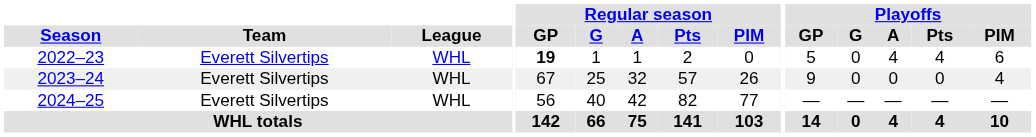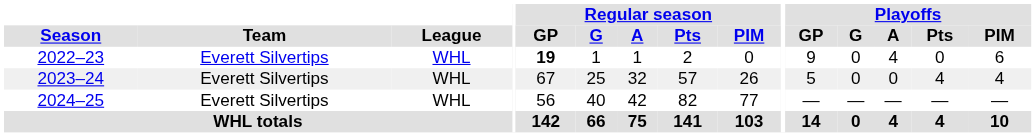(811, 57) 5 -> (811, 57) 9
(940, 57) 4 -> (940, 57) 0
(811, 78) 9 -> (811, 78) 5
(940, 78) 0 -> (940, 78) 4
